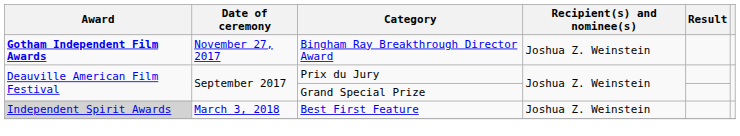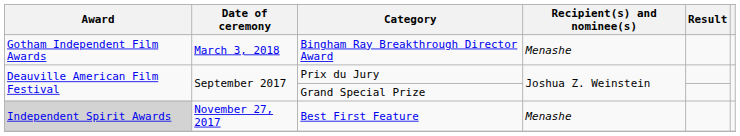(83, 50) bold -> (83, 50) normal
(234, 50) November 27, 2017 -> (237, 50) March 3, 2018
(588, 50) Joshua Z. Weinstein -> (549, 50) Menashe
(237, 110) March 3, 2018 -> (234, 116) November 27, 2017
(588, 110) Joshua Z. Weinstein -> (549, 116) Menashe
